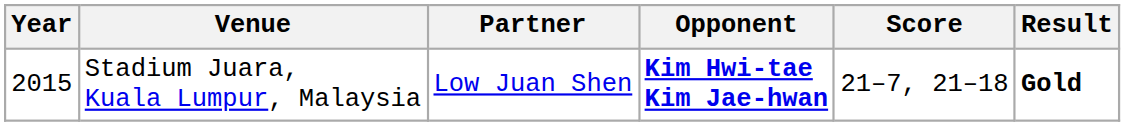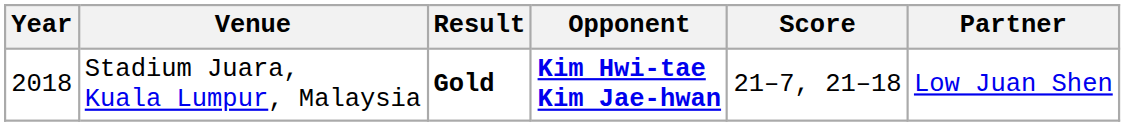columns swapped: (533, 26) <-> (1067, 26)
(42, 84) 2015 -> (42, 84) 2018
